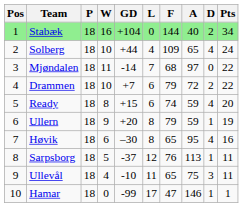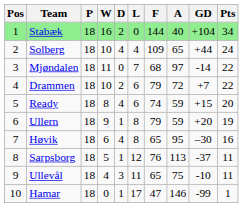columns swapped: (211, 13) <-> (129, 13)
